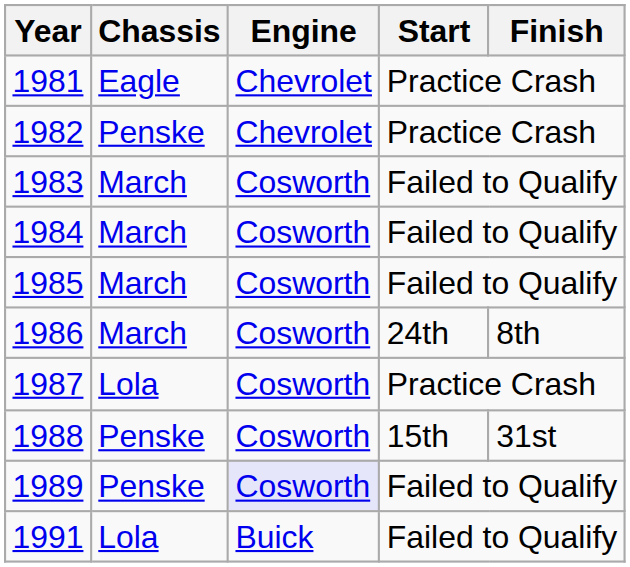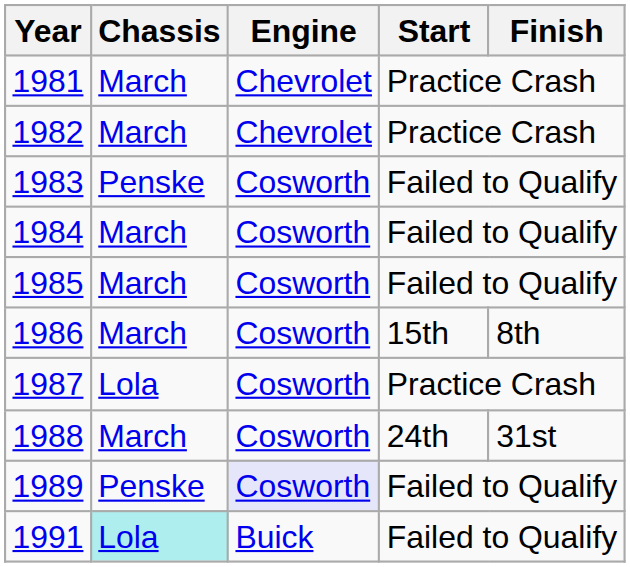(139, 81) Eagle -> (143, 81) March
(151, 132) Penske -> (143, 132) March
(143, 182) March -> (151, 182) Penske
(418, 334) 24th -> (418, 334) 15th
(151, 435) Penske -> (143, 435) March
(418, 435) 15th -> (418, 435) 24th
(128, 536) no background -> (128, 536) paleturquoise background
